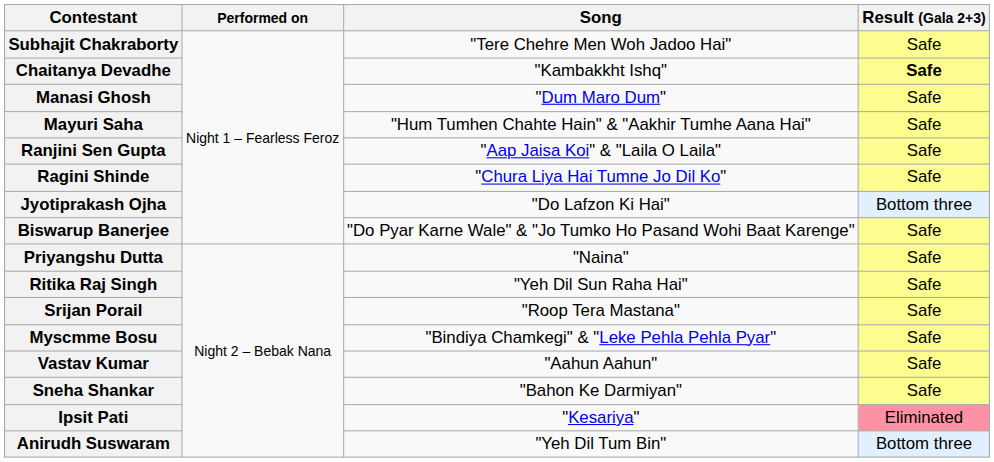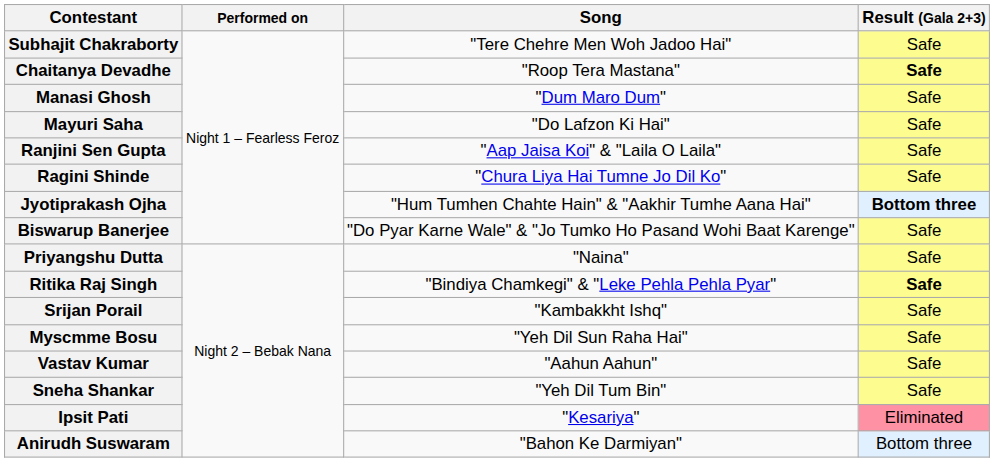(601, 71) "Kambakkht Ishq" -> (601, 71) "Roop Tera Mastana"
(601, 124) "Hum Tumhen Chahte Hain" & "Aakhir Tumhe Aana Hai" -> (601, 124) "Do Lafzon Ki Hai"
(601, 204) "Do Lafzon Ki Hai" -> (601, 204) "Hum Tumhen Chahte Hain" & "Aakhir Tumhe Aana Hai"
(924, 204) normal -> (924, 204) bold
(601, 284) "Yeh Dil Sun Raha Hai" -> (601, 284) "Bindiya Chamkegi" & "Leke Pehla Pehla Pyar"
(924, 284) normal -> (924, 284) bold
(601, 310) "Roop Tera Mastana" -> (601, 310) "Kambakkht Ishq"
(601, 337) "Bindiya Chamkegi" & "Leke Pehla Pehla Pyar" -> (601, 337) "Yeh Dil Sun Raha Hai"
(601, 390) "Bahon Ke Darmiyan" -> (601, 390) "Yeh Dil Tum Bin"
(601, 444) "Yeh Dil Tum Bin" -> (601, 444) "Bahon Ke Darmiyan"
